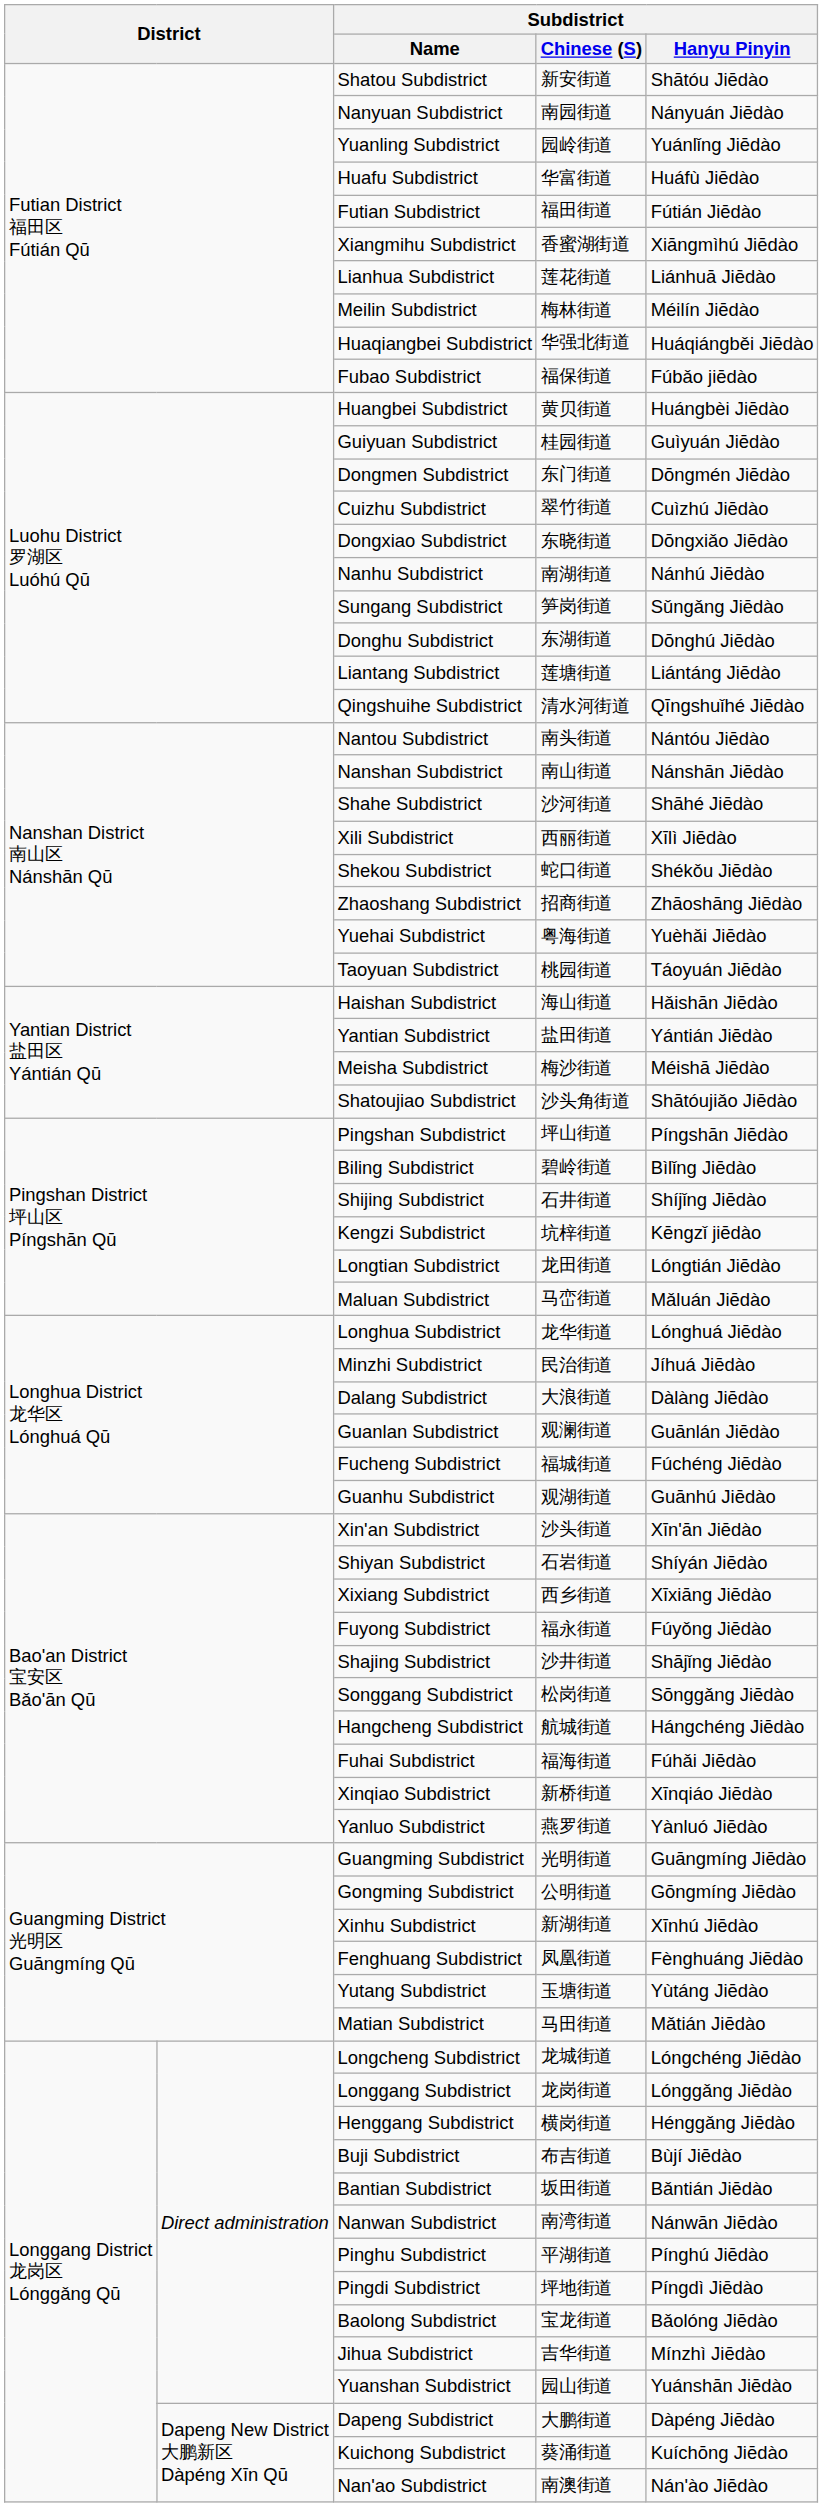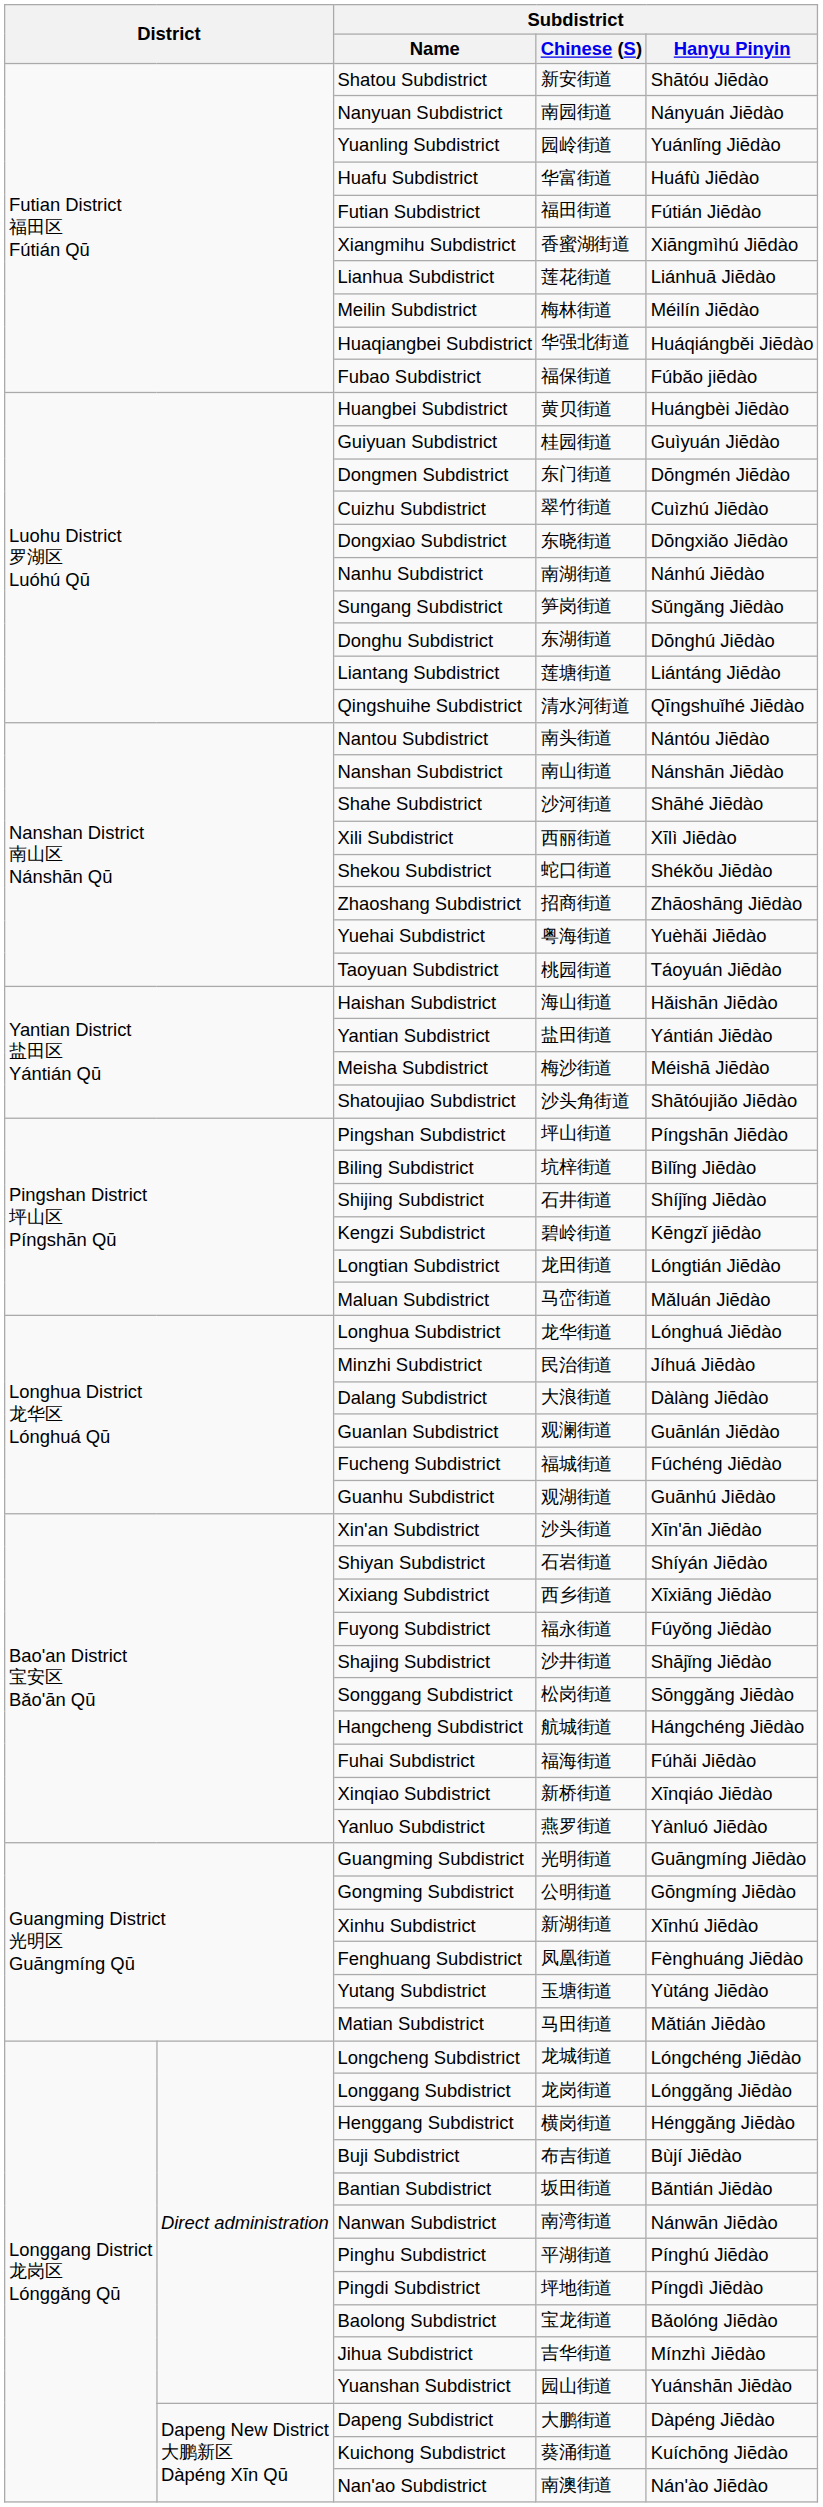(577, 1167) 碧岭街道 -> (577, 1167) 坑梓街道
(577, 1233) 坑梓街道 -> (577, 1233) 碧岭街道
